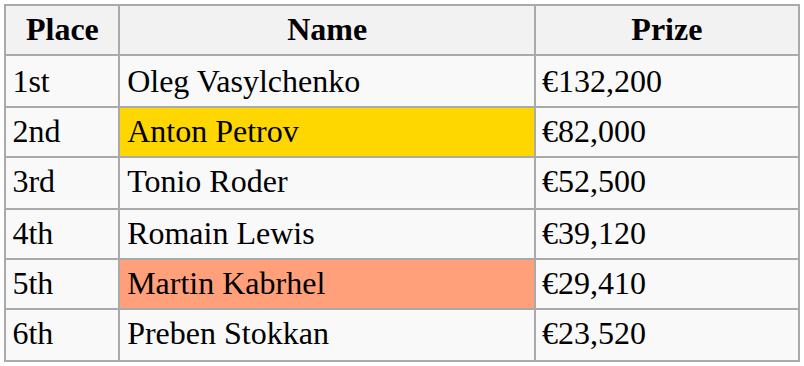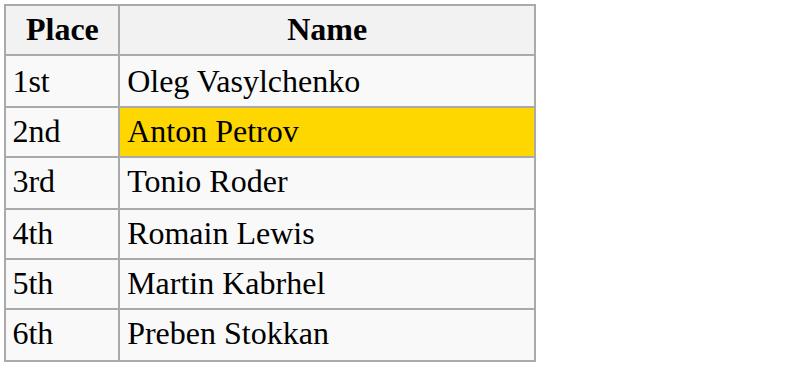- column: (667, 29)
(226, 283) lightsalmon background -> (226, 283) no background
